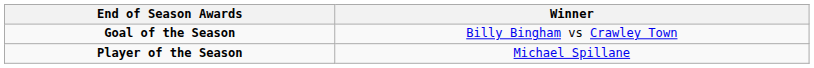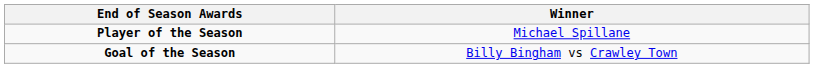rows swapped: (170, 54) <-> (170, 34)
